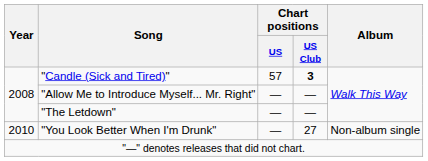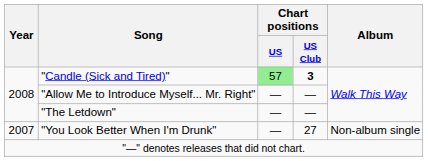(276, 76) no background -> (276, 76) lightgreen background
(21, 130) 2010 -> (21, 130) 2007
